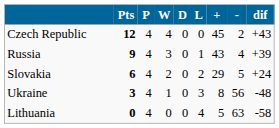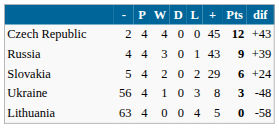columns swapped: (126, 14) <-> (237, 14)
